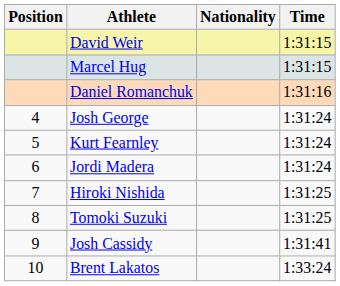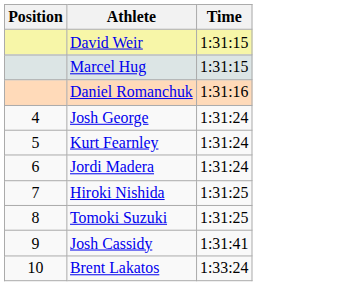- column: (238, 17)
